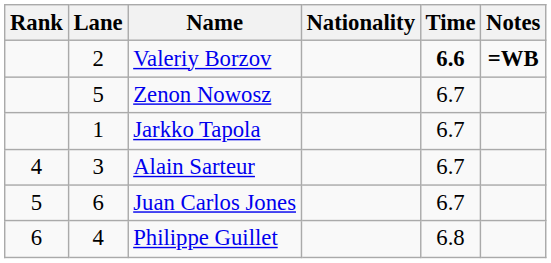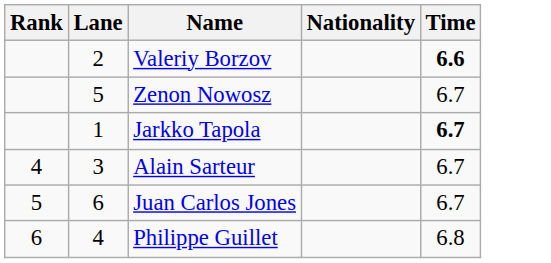- column: (513, 22)
(451, 130) normal -> (451, 130) bold
